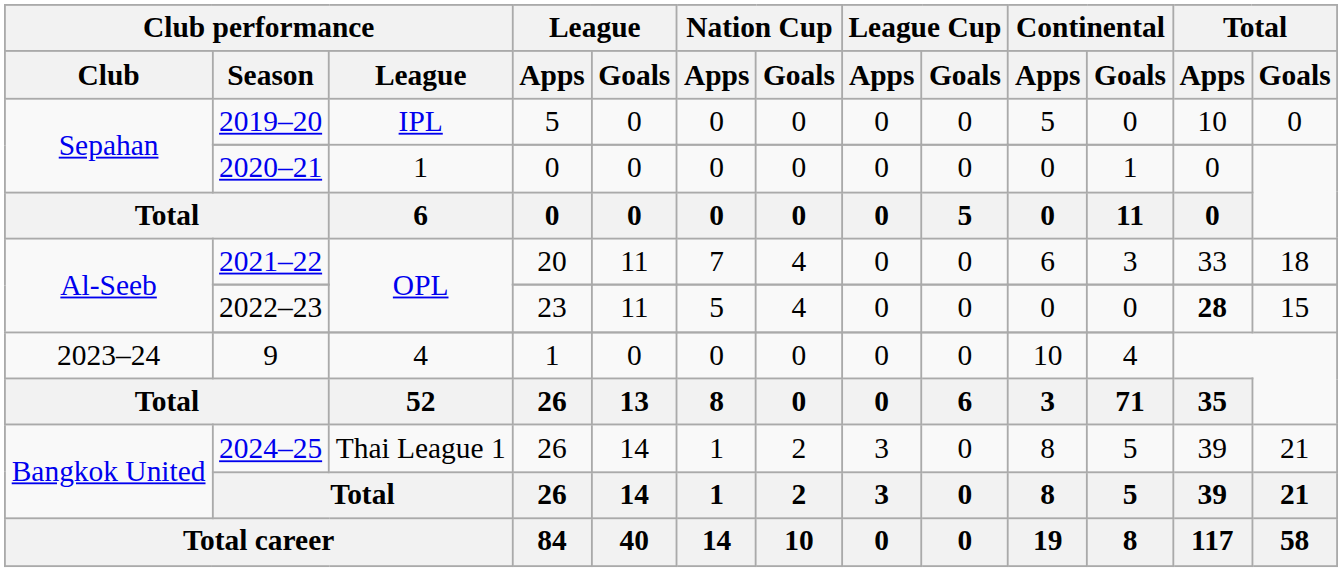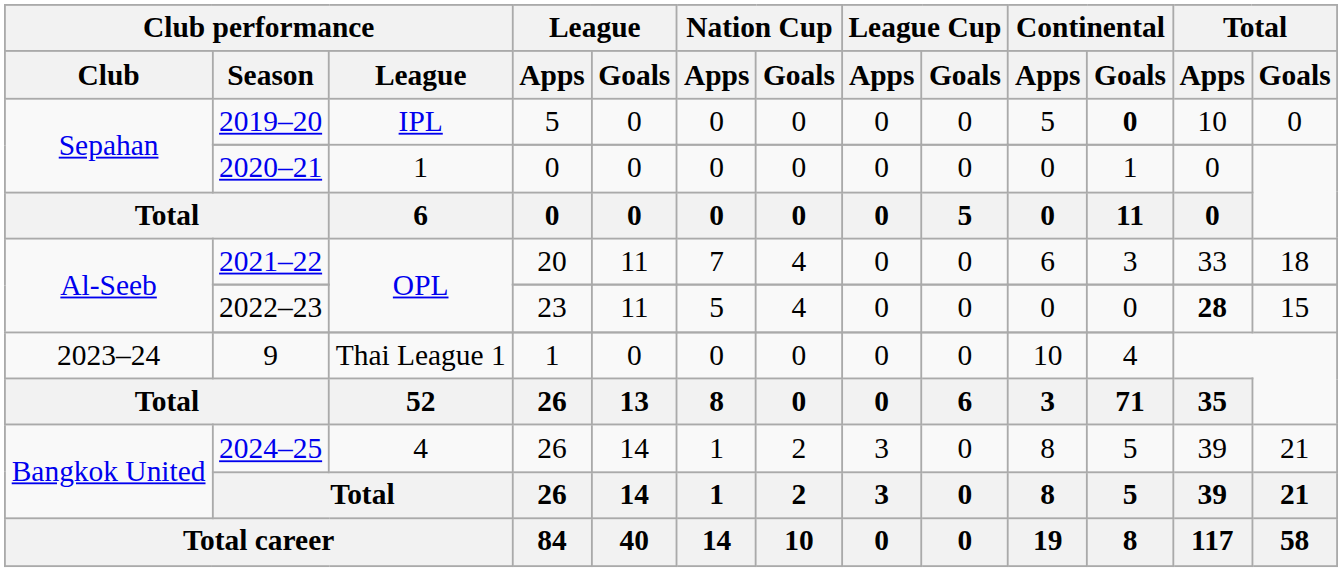(1130, 121) normal -> (1130, 121) bold
(421, 354) 4 -> (421, 354) Thai League 1
(421, 448) Thai League 1 -> (421, 448) 4
